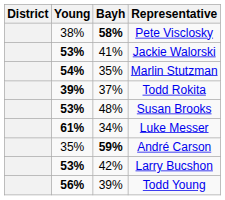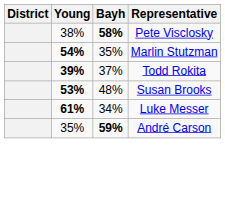- row: (174, 52)
- row: (174, 166)
- row: (174, 185)
